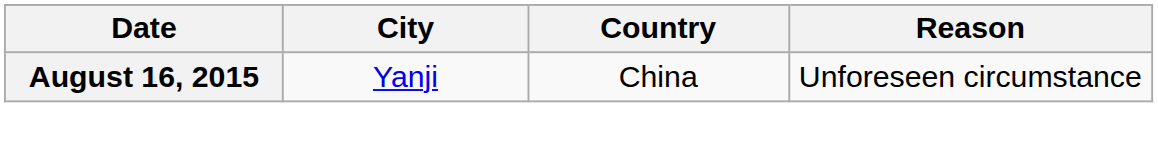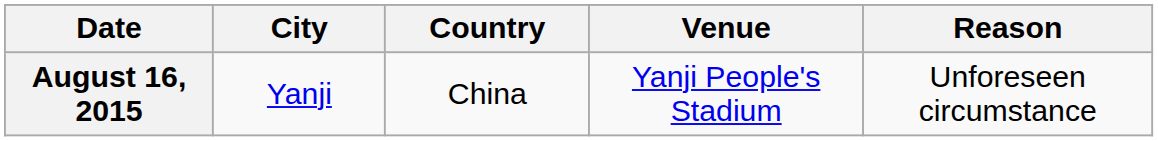+ column: (726, 28)
